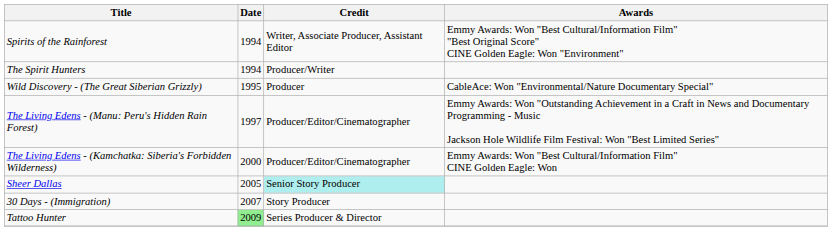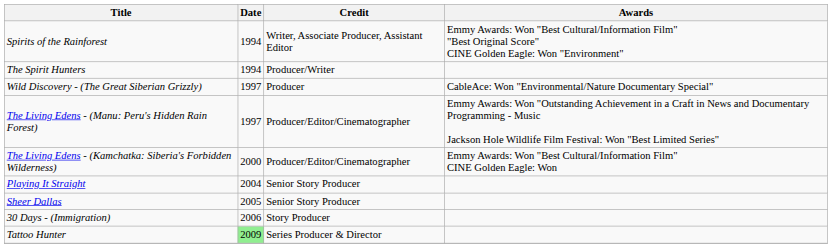(251, 86) 1995 -> (251, 86) 1997
+ row: (46, 184)
(313, 184) paleturquoise background -> (313, 201) no background
(251, 201) 2007 -> (251, 218) 2006
